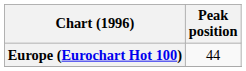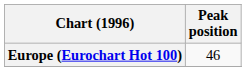(213, 54) 44 -> (213, 54) 46
